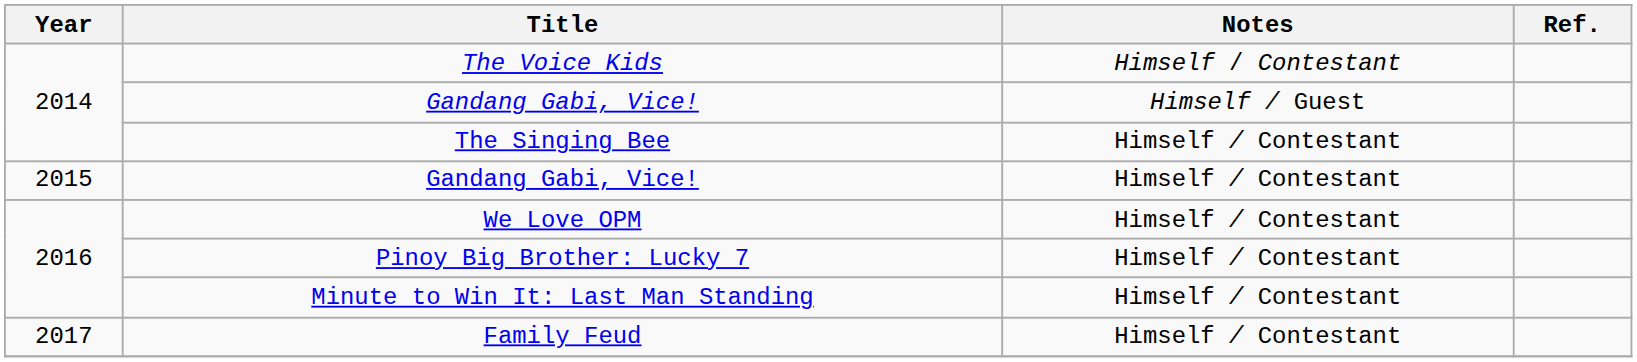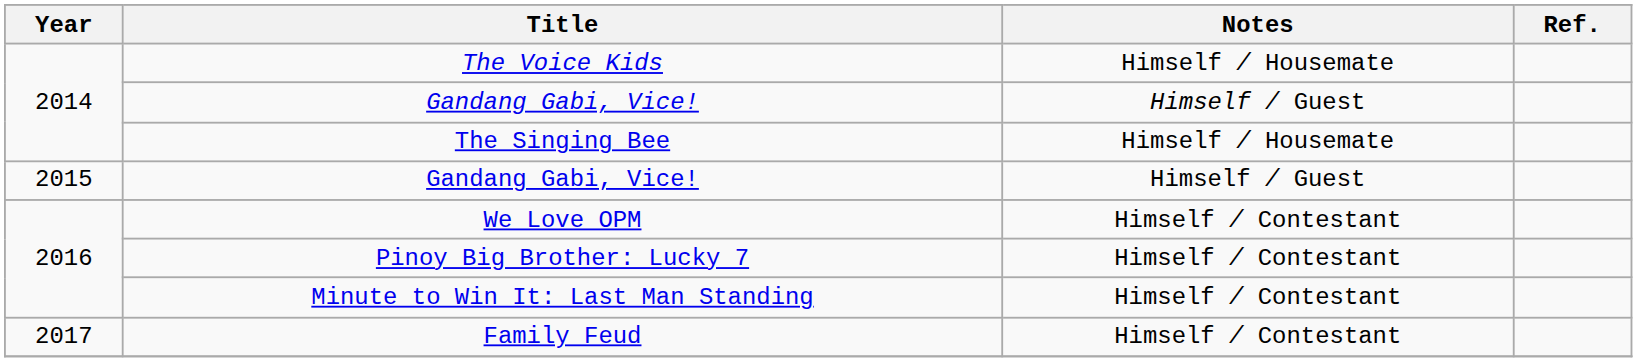(1258, 63) Himself / Contestant -> (1258, 63) Himself / Housemate
(1258, 141) Himself / Contestant -> (1258, 141) Himself / Housemate
(1258, 180) Himself / Contestant -> (1258, 180) Himself / Guest
